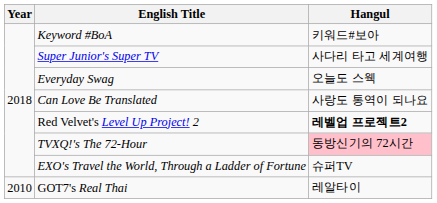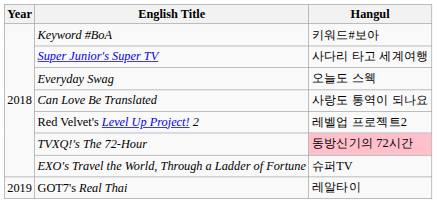(359, 121) bold -> (359, 121) normal
(20, 187) 2010 -> (20, 187) 2019
